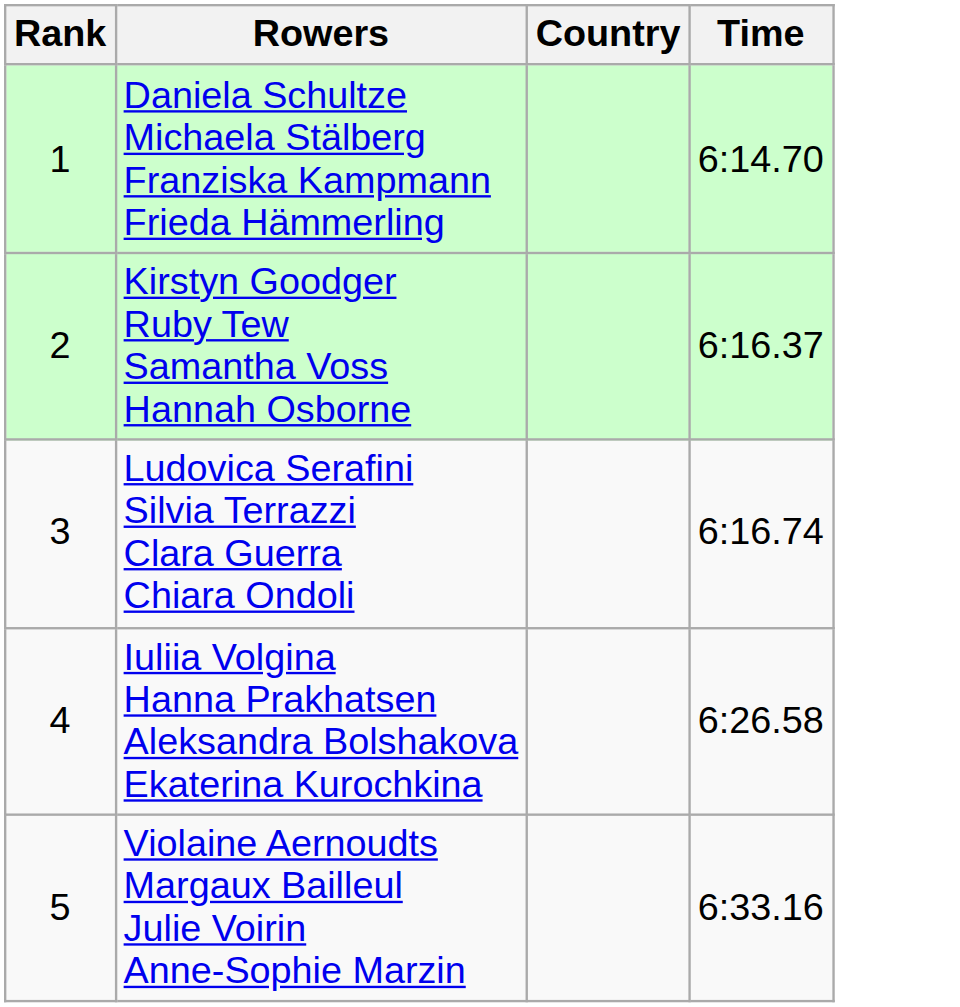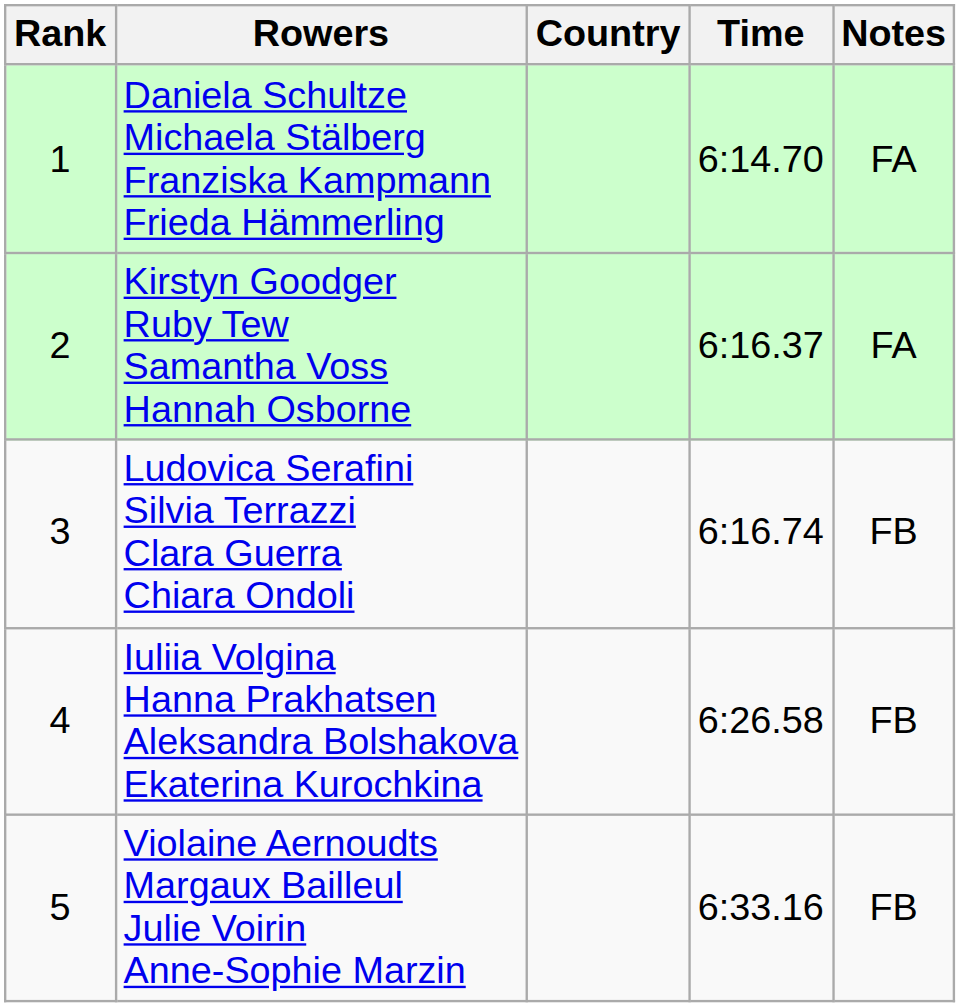+ column: (894, 34)
